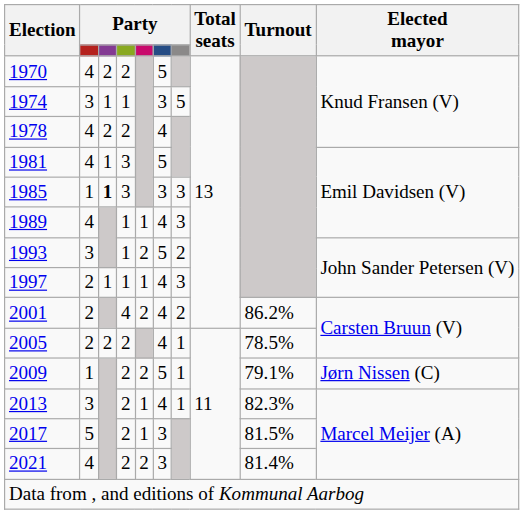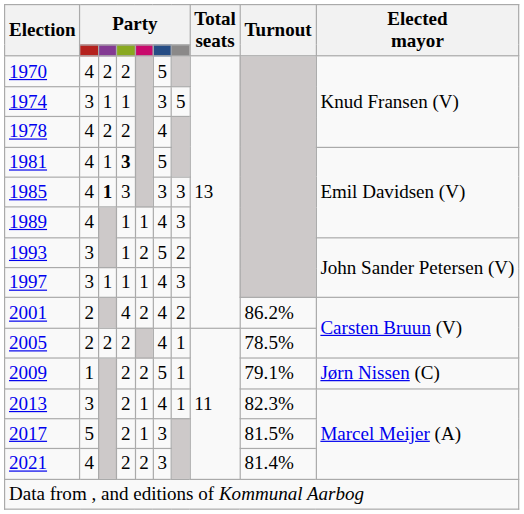(126, 161) normal -> (126, 161) bold
(89, 191) 1 -> (89, 191) 4
(89, 282) 2 -> (89, 282) 3
